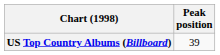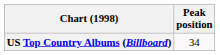(194, 42) 39 -> (194, 42) 34
